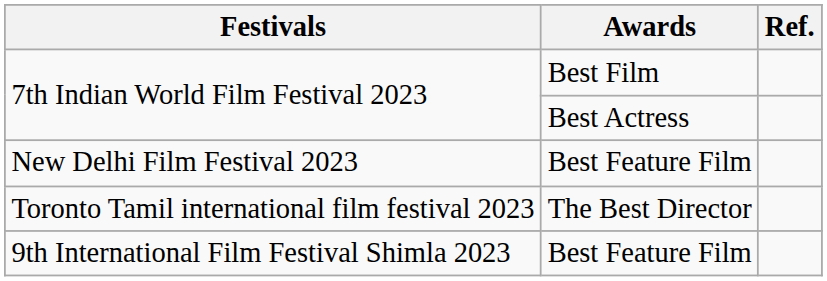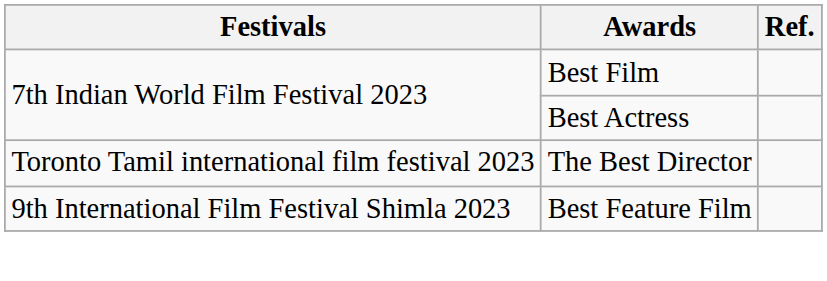- row: (185, 162)
